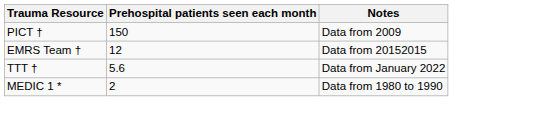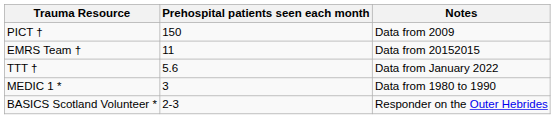(115, 50) 12 -> (168, 50) 11
(112, 86) 2 -> (165, 86) 3
+ row: (82, 104)
